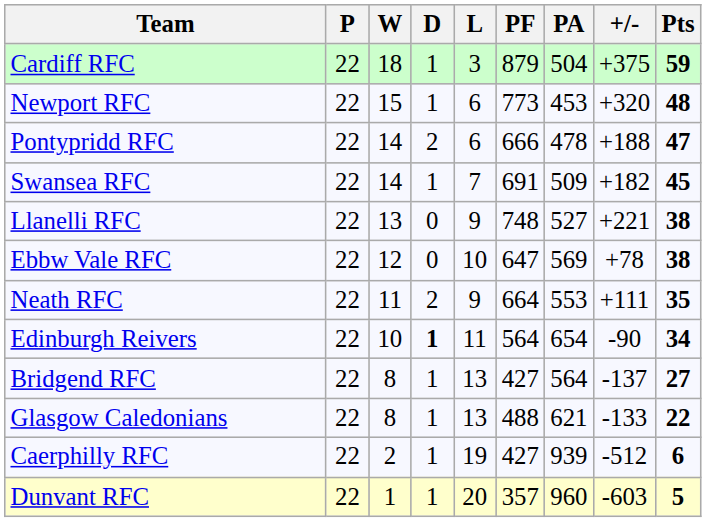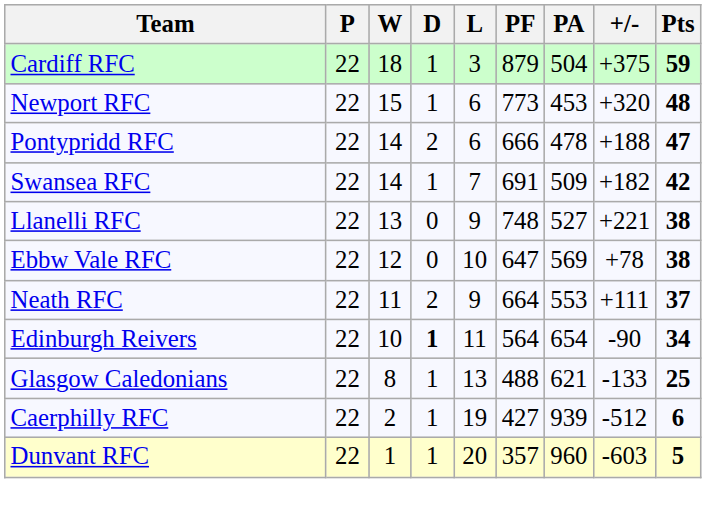(678, 181) 45 -> (678, 181) 42
(678, 299) 35 -> (678, 299) 37
- row: (83, 378)
(678, 417) 22 -> (678, 378) 25
